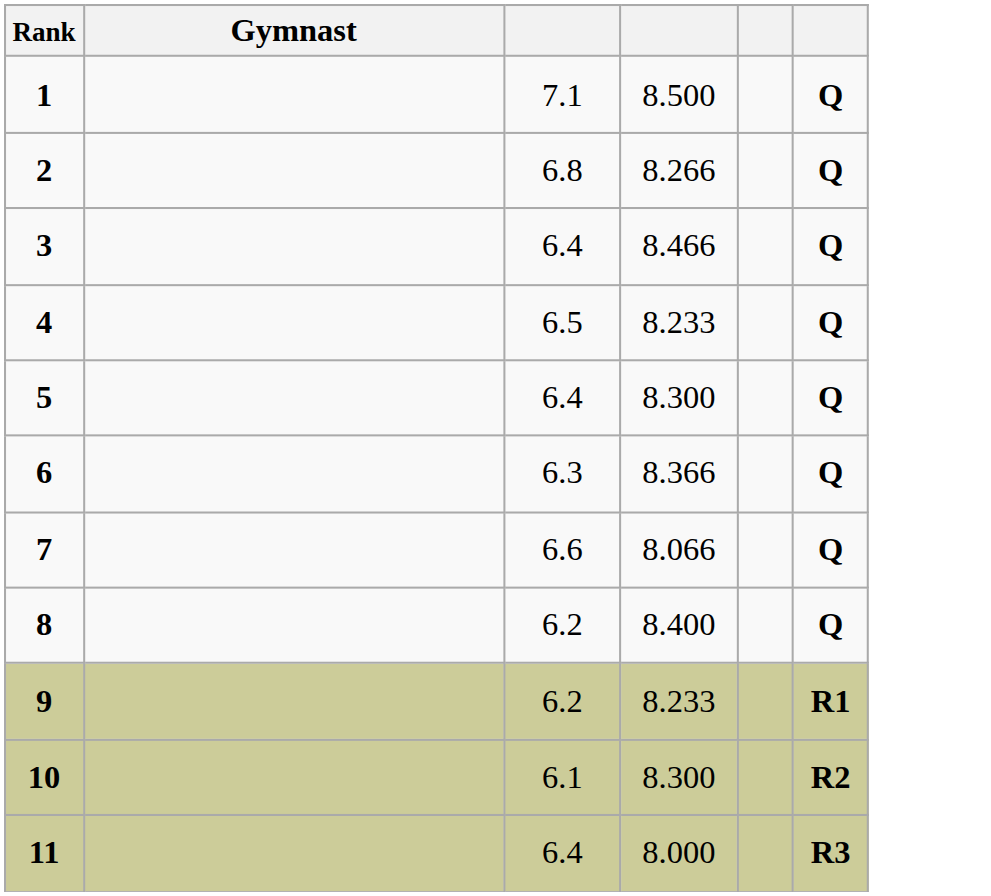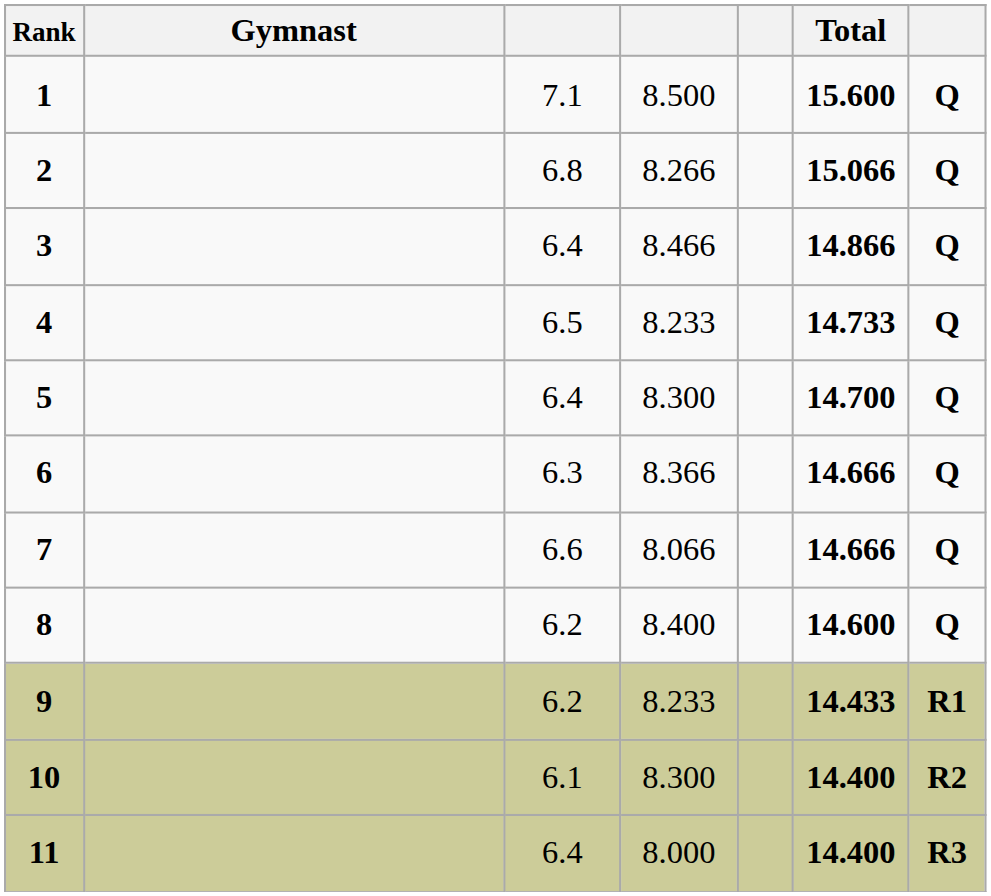+ column: (851, 30)
